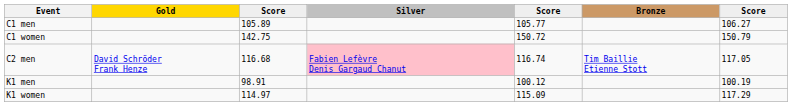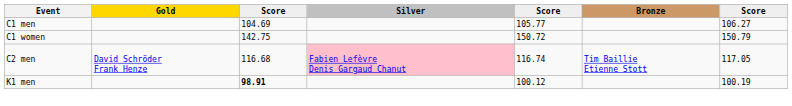(256, 24) 105.89 -> (256, 24) 104.69
(253, 82) normal -> (253, 82) bold
- row: (26, 95)
